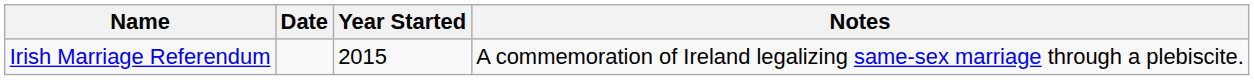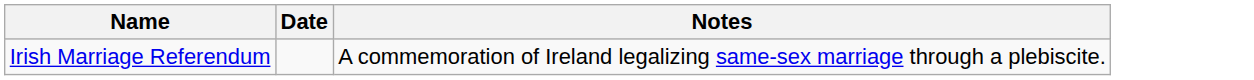- column: (402, 21)
